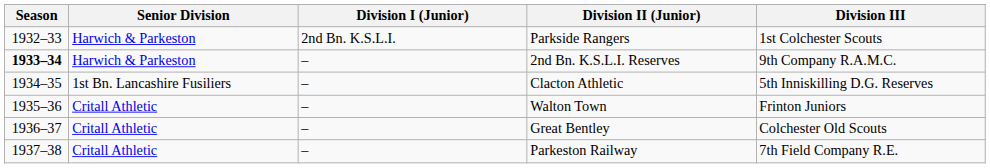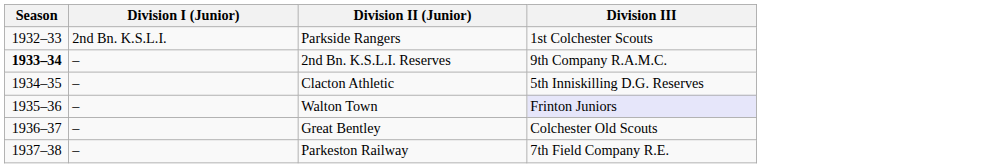- column: (183, 15)
(803, 106) no background -> (574, 106) lavender background
